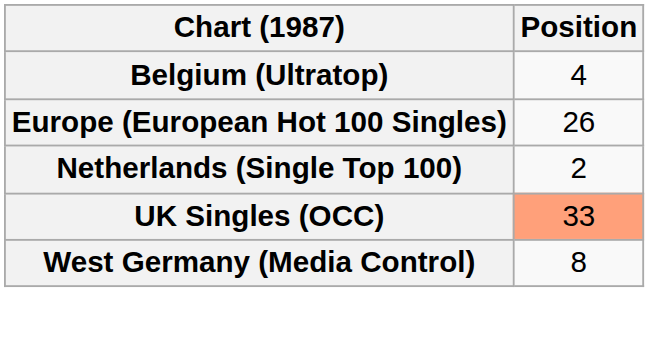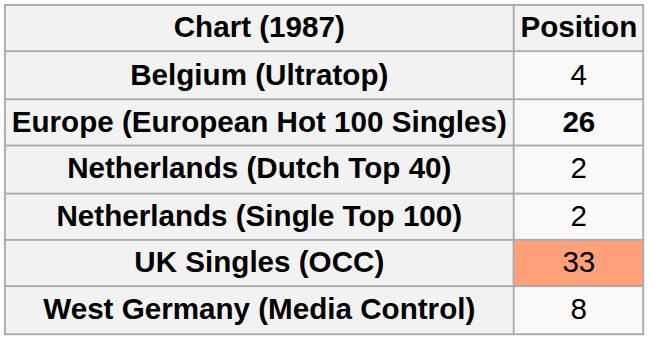(579, 121) normal -> (579, 121) bold
+ row: (259, 168)
